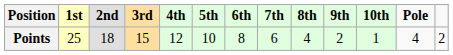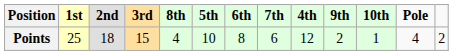columns swapped: (176, 15) <-> (307, 15)
